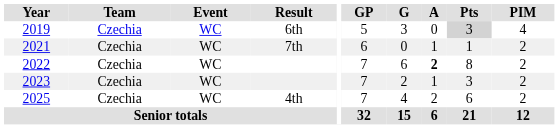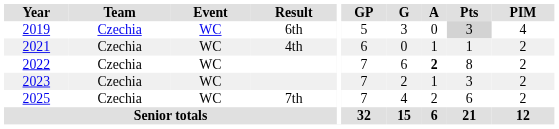(294, 47) 7th -> (294, 47) 4th
(294, 98) 4th -> (294, 98) 7th
